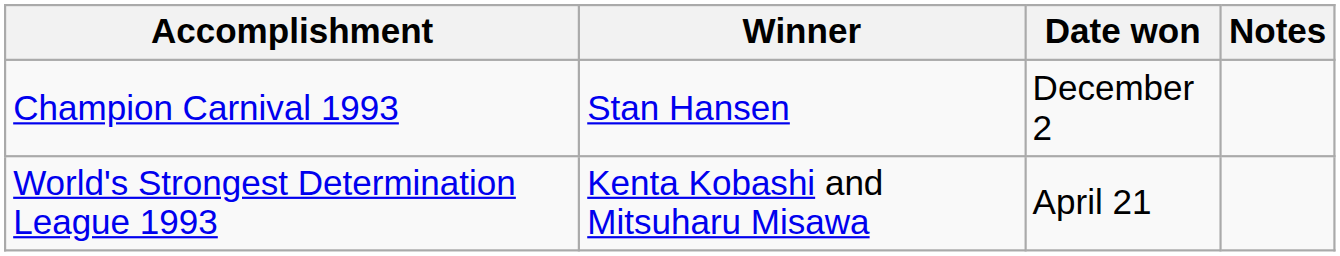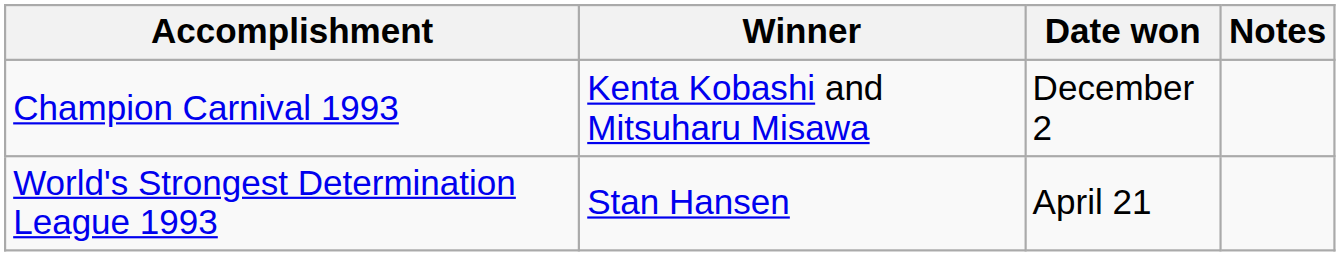(689, 107) Stan Hansen -> (735, 107) Kenta Kobashi and Mitsuharu Misawa
(735, 202) Kenta Kobashi and Mitsuharu Misawa -> (689, 202) Stan Hansen
